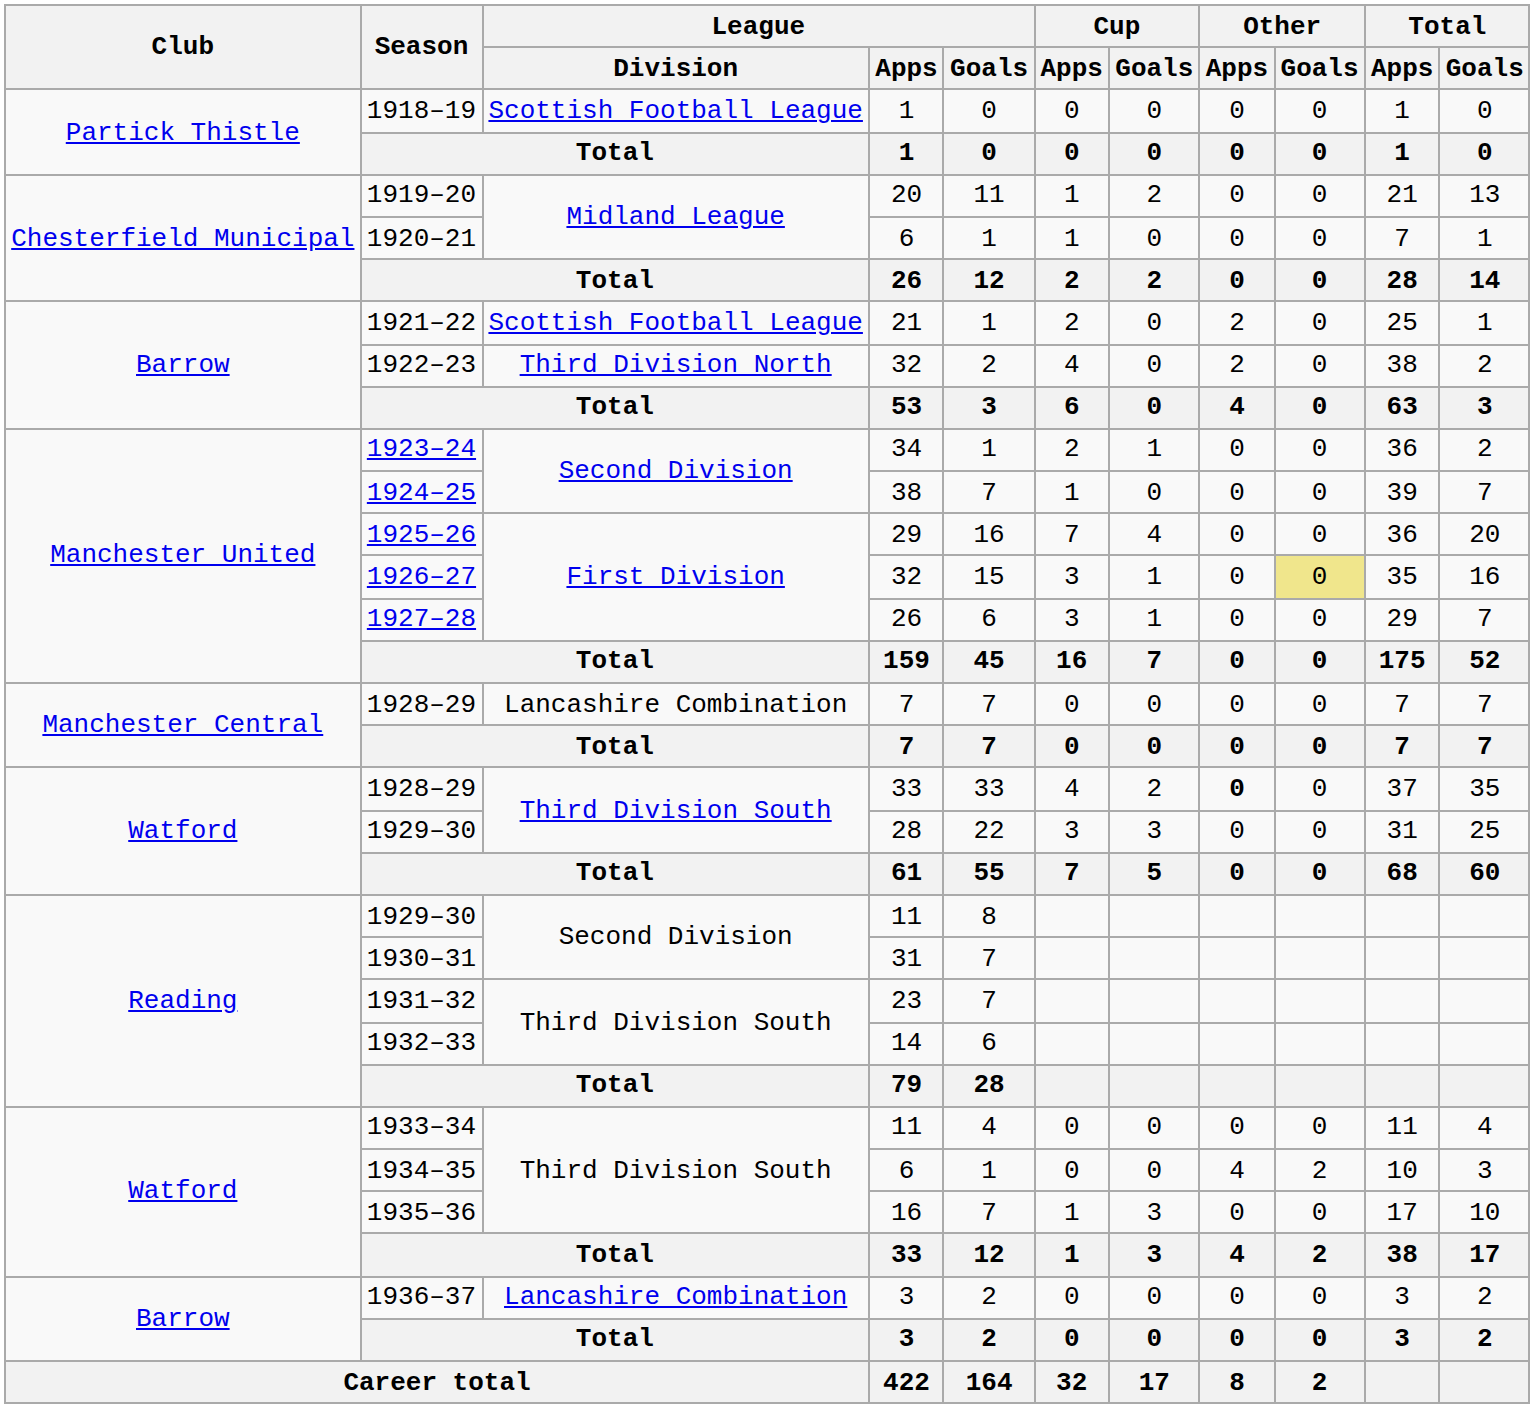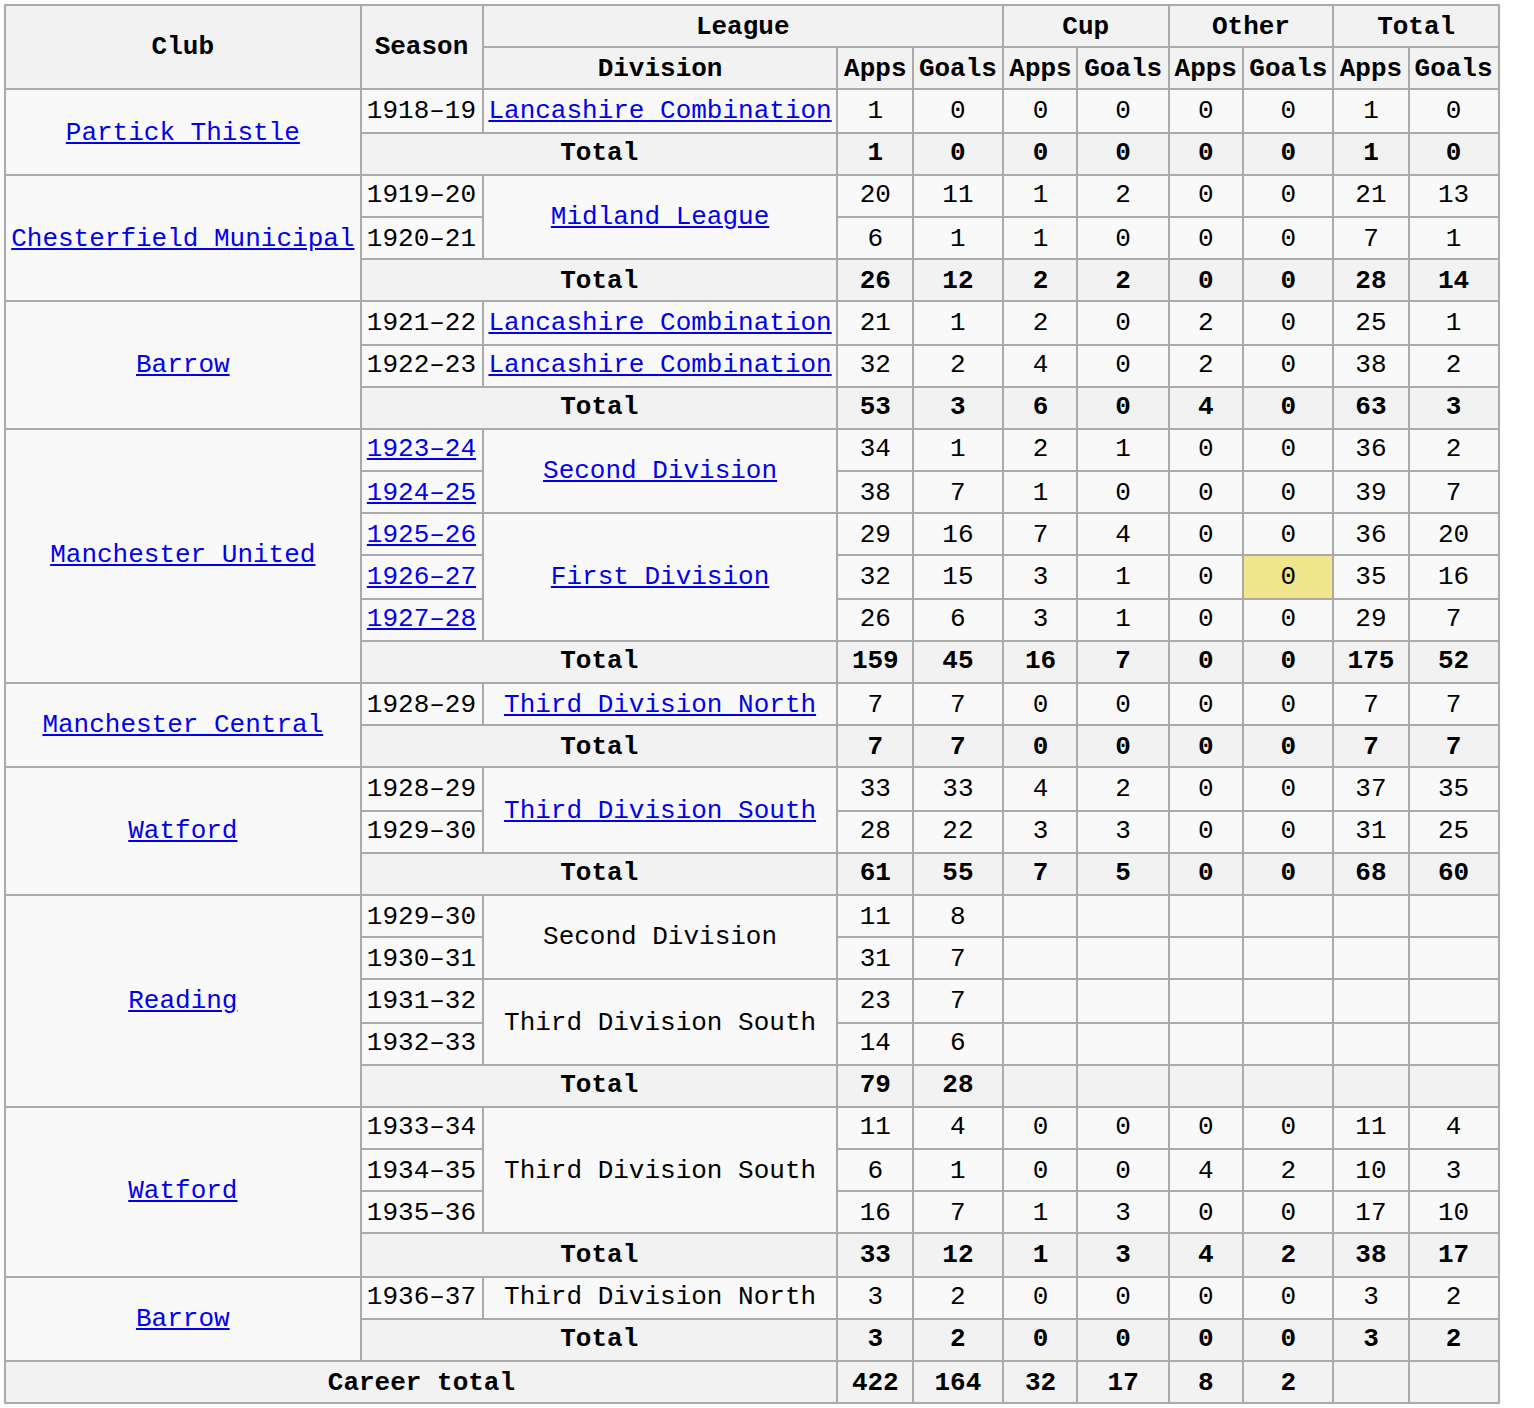(676, 111) Scottish Football League -> (660, 111) Lancashire Combination
(676, 323) Scottish Football League -> (660, 323) Lancashire Combination
(676, 365) Third Division North -> (660, 365) Lancashire Combination
(676, 704) Lancashire Combination -> (660, 704) Third Division North
(1237, 789) bold -> (1206, 789) normal
(676, 1297) Lancashire Combination -> (660, 1297) Third Division North
